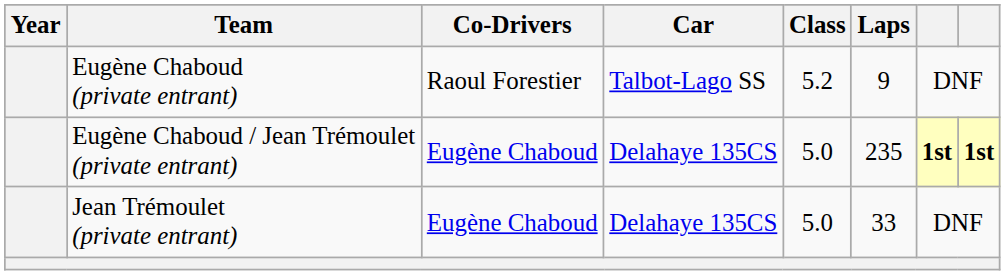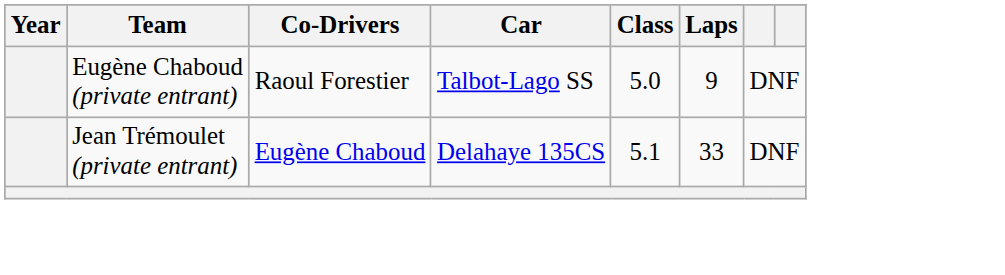(817, 81) 5.2 -> (645, 81) 5.0
- row: (244, 151)
(817, 222) 5.0 -> (645, 151) 5.1
